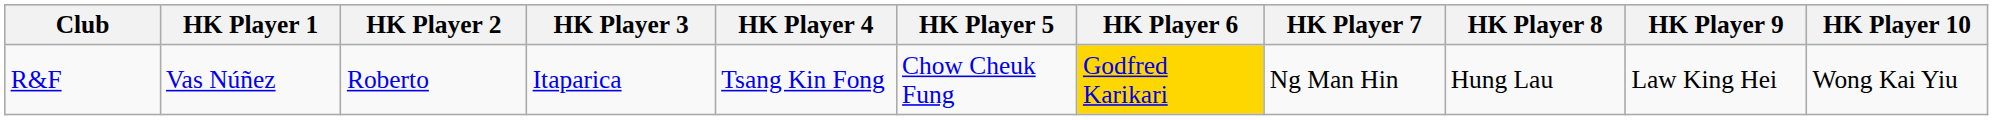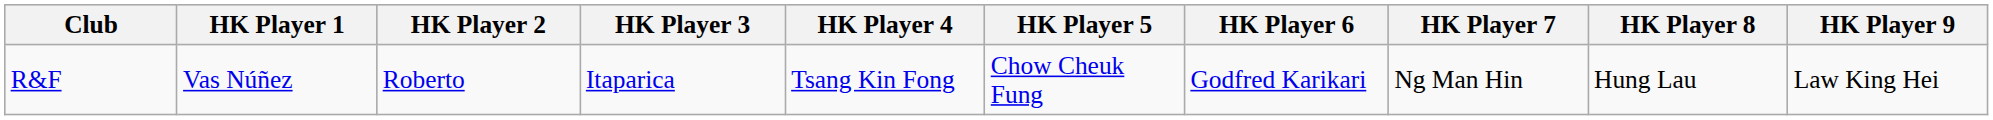- column: (1897, 24)
(1125, 79) gold background -> (1278, 79) no background
